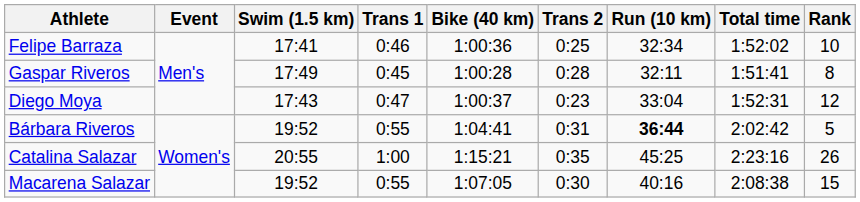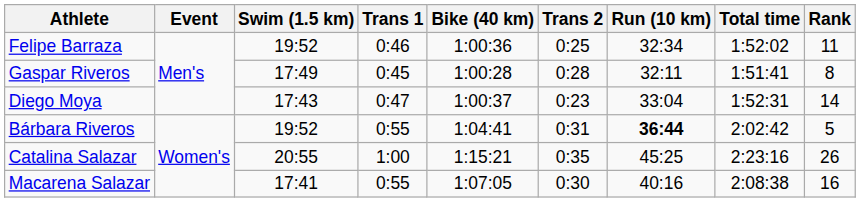(296, 46) 17:41 -> (296, 46) 19:52
(830, 46) 10 -> (830, 46) 11
(830, 101) 12 -> (830, 101) 14
(296, 184) 19:52 -> (296, 184) 17:41
(830, 184) 15 -> (830, 184) 16
